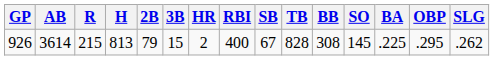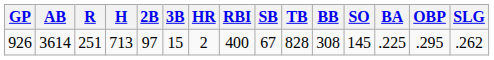(90, 42) 215 -> (90, 42) 251
(121, 42) 813 -> (121, 42) 713
(150, 42) 79 -> (150, 42) 97
